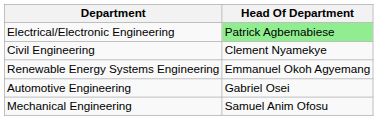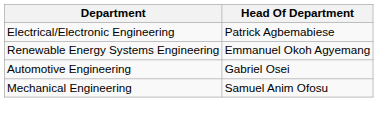(280, 32) lightgreen background -> (280, 32) no background
- row: (51, 50)
